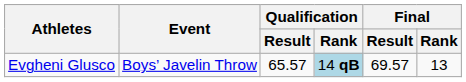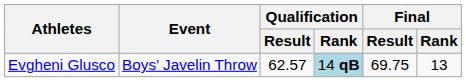(287, 65) 65.57 -> (287, 65) 62.57
(390, 65) 69.57 -> (390, 65) 69.75
